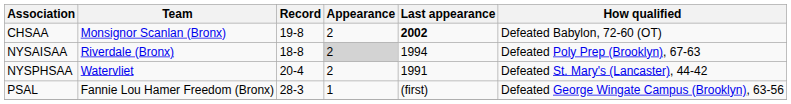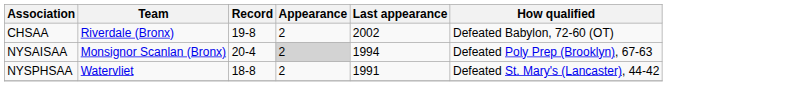(153, 33) Monsignor Scanlan (Bronx) -> (127, 33) Riverdale (Bronx)
(414, 33) bold -> (366, 33) normal
(127, 52) Riverdale (Bronx) -> (153, 52) Monsignor Scanlan (Bronx)
(292, 52) 18-8 -> (244, 52) 20-4
(292, 71) 20-4 -> (244, 71) 18-8
- row: (22, 90)
